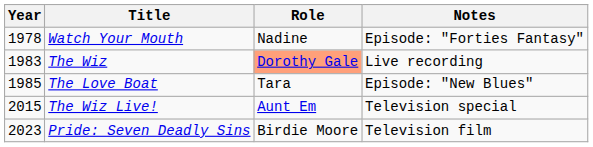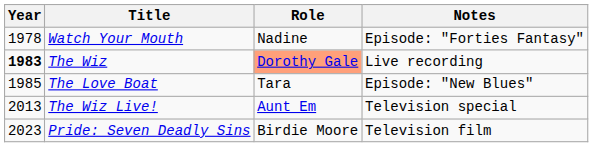(25, 62) normal -> (25, 62) bold
(25, 108) 2015 -> (25, 108) 2013
